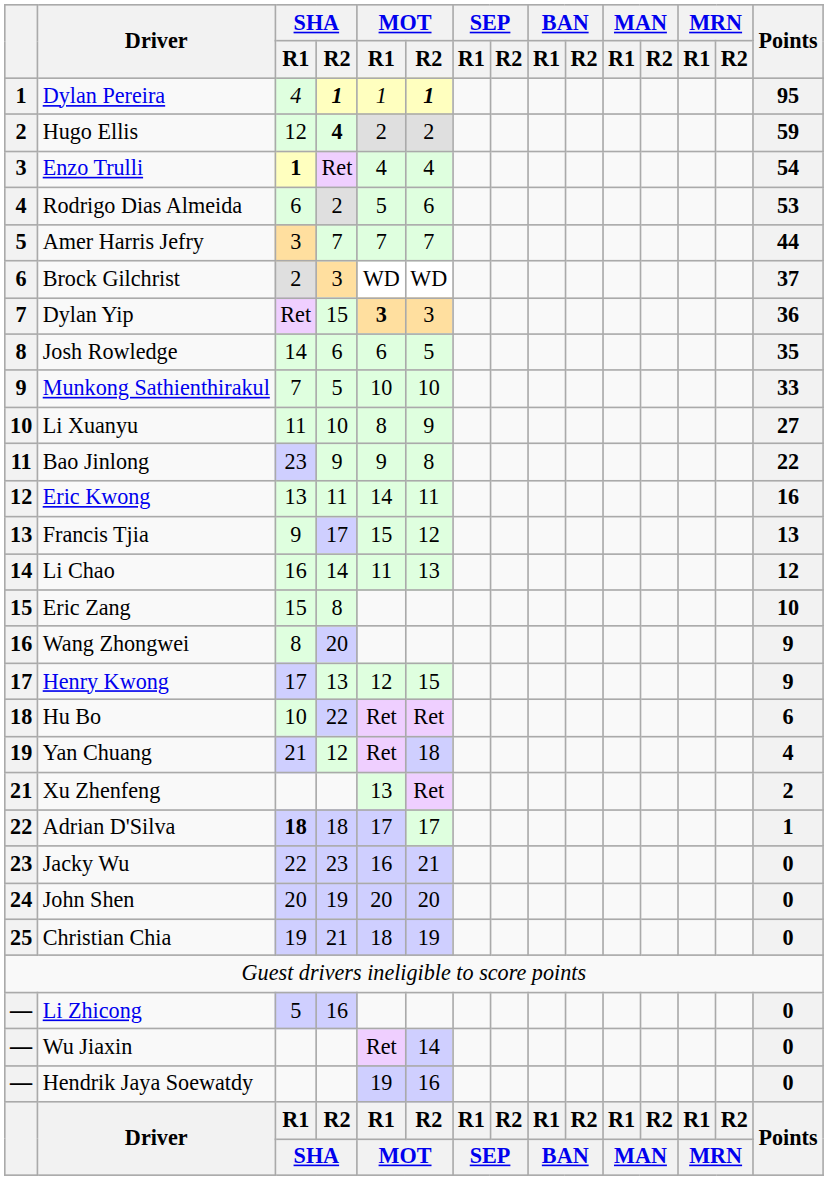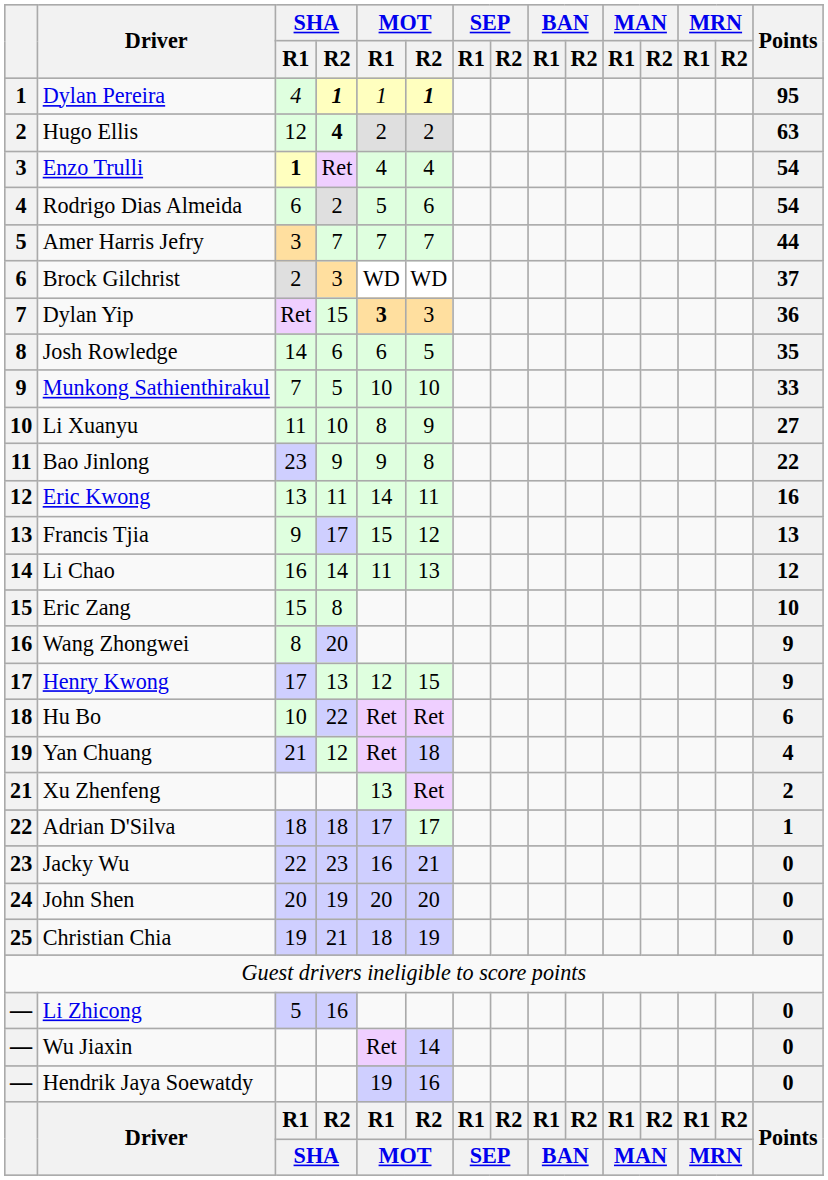(788, 132) 59 -> (788, 132) 63
(788, 205) 53 -> (788, 205) 54
(296, 826) bold -> (296, 826) normal
